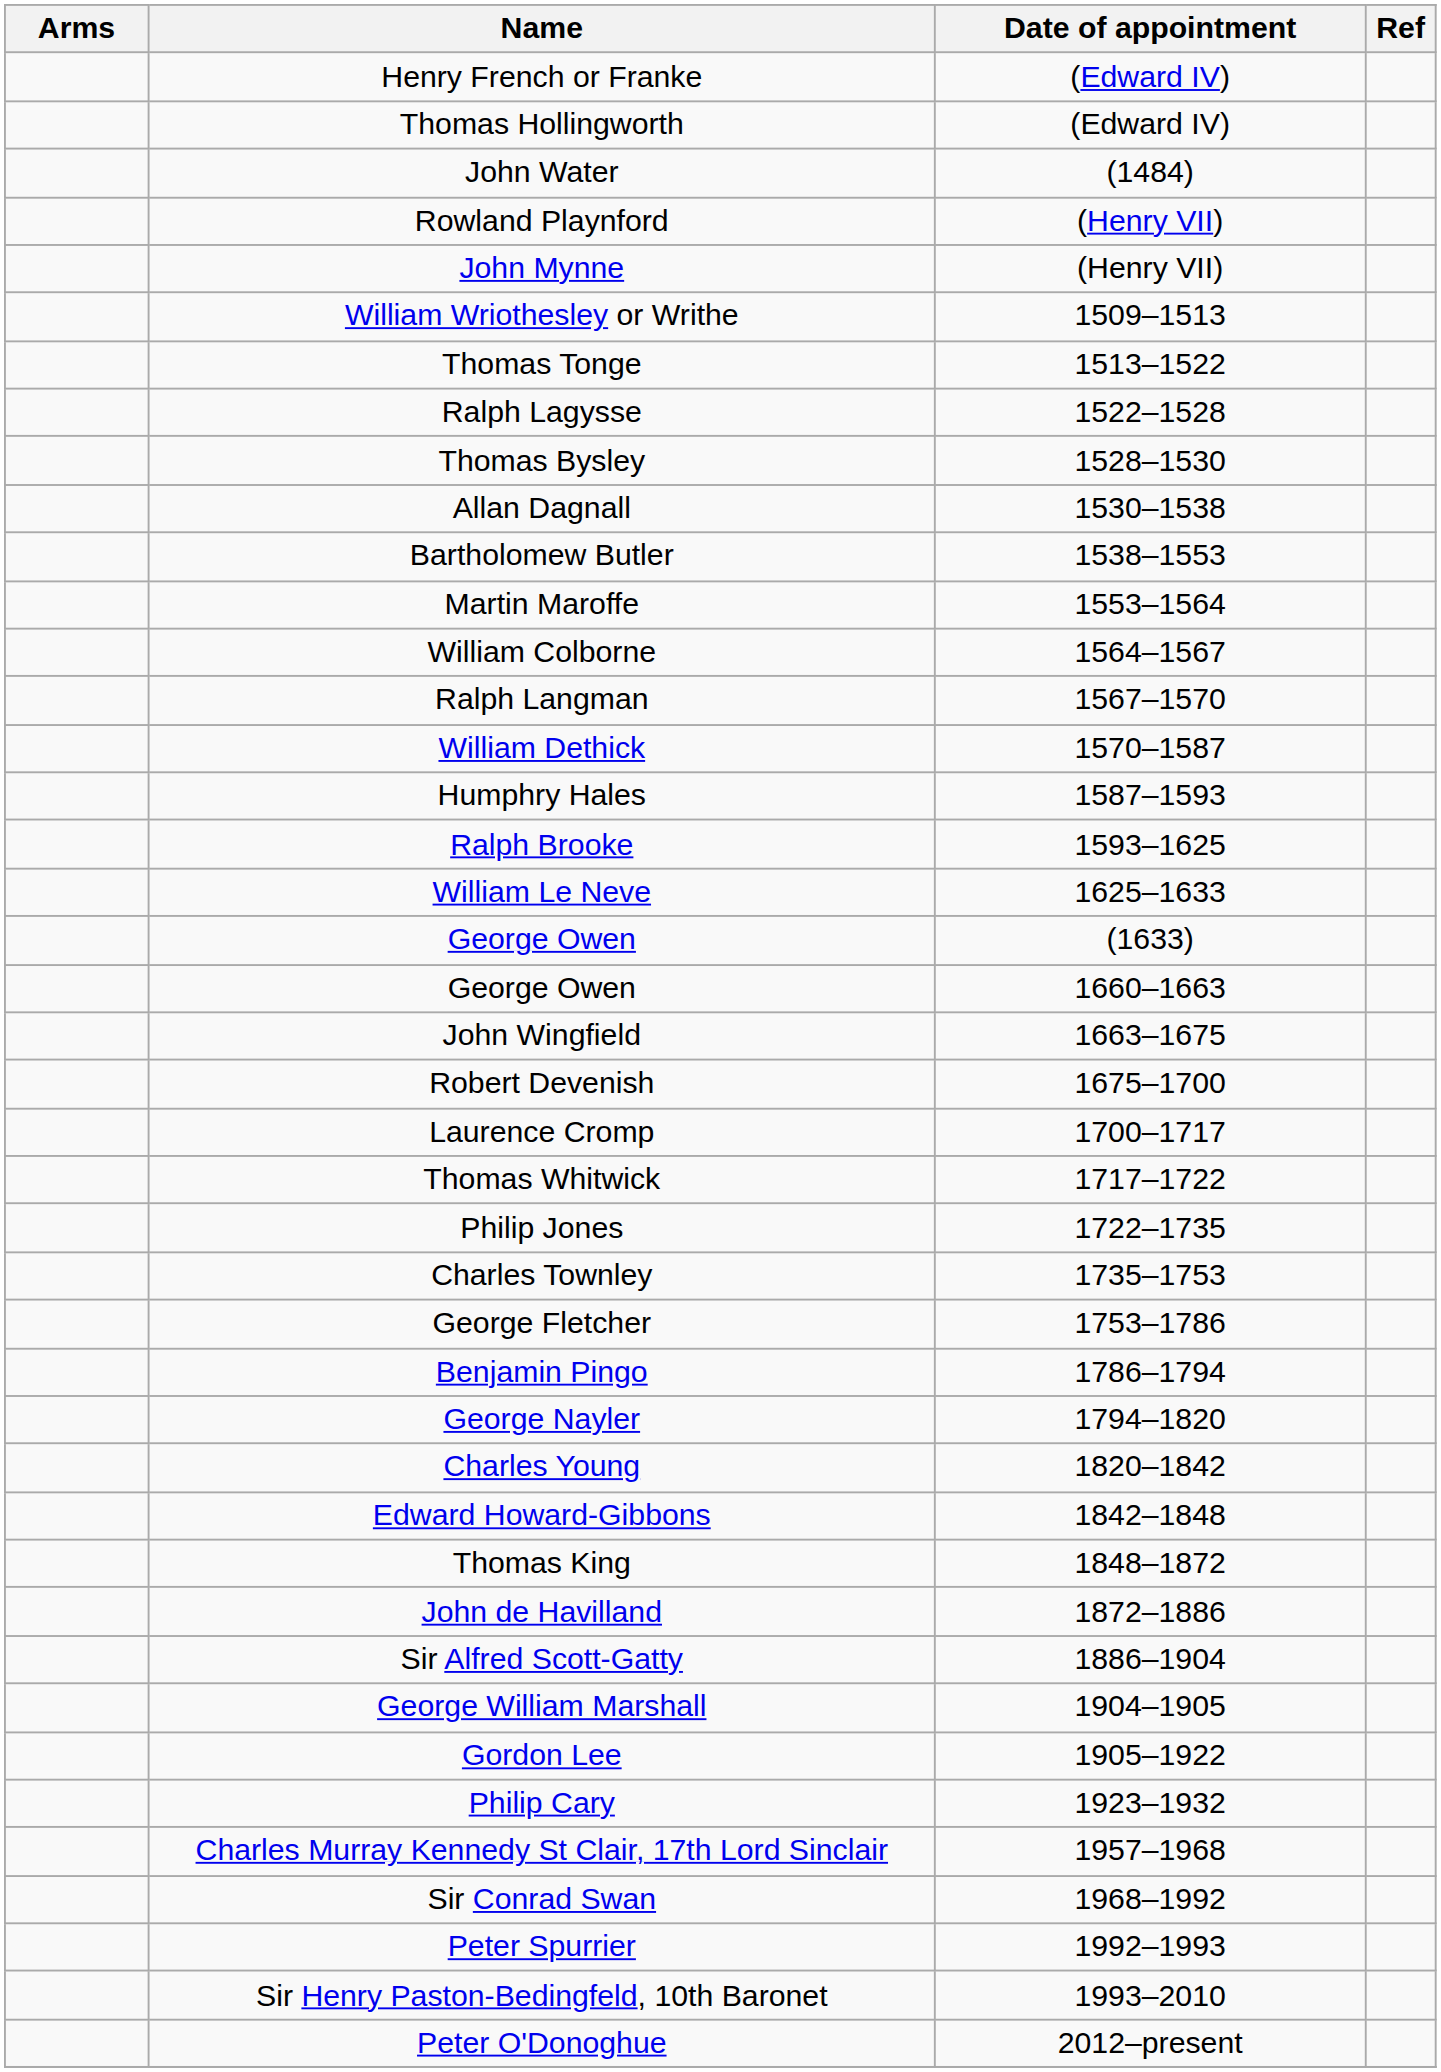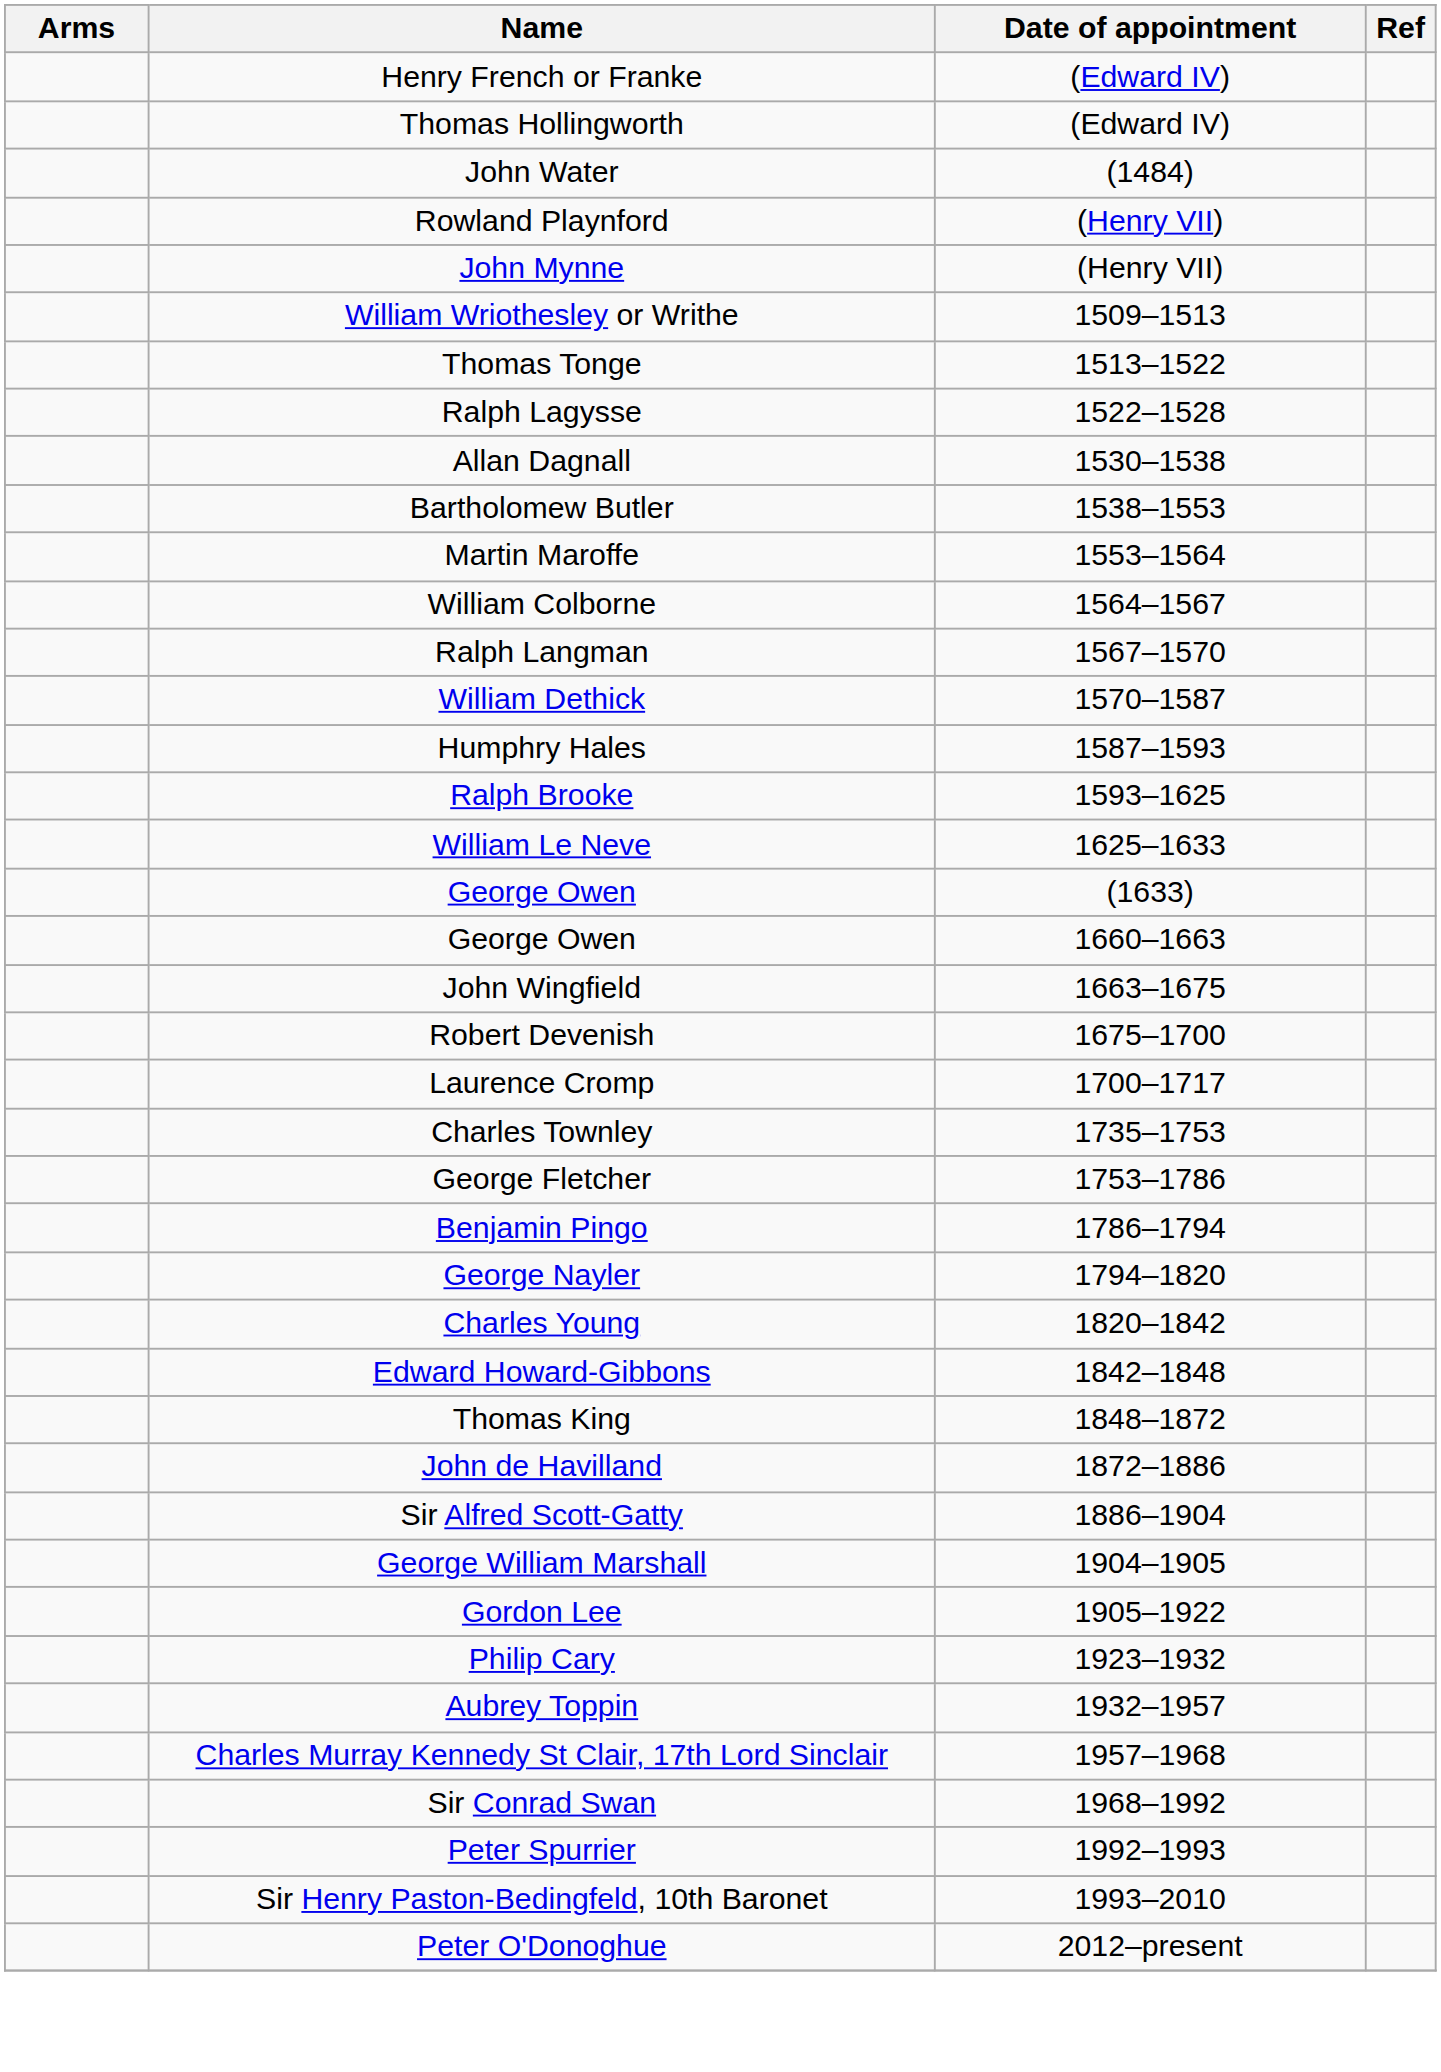- row: (542, 460)
- row: (542, 1179)
- row: (542, 1227)
+ row: (542, 1707)
